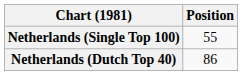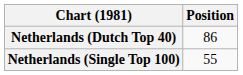rows swapped: (94, 59) <-> (94, 37)
